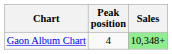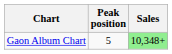(108, 40) 4 -> (108, 40) 5
